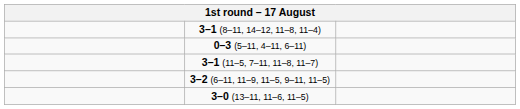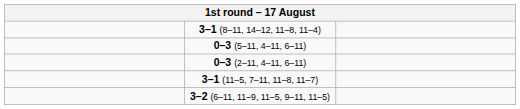+ row: (260, 63)
- row: (260, 96)
